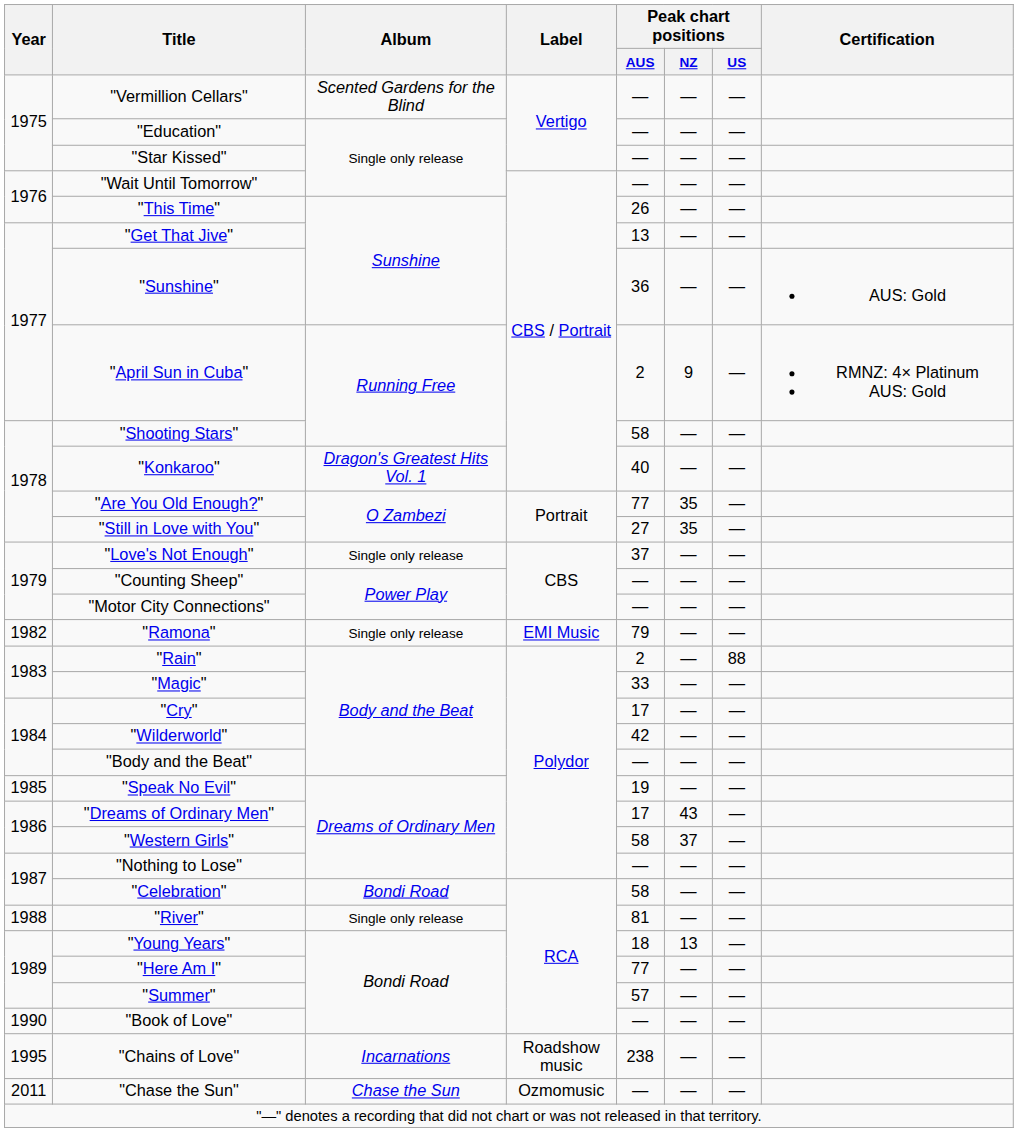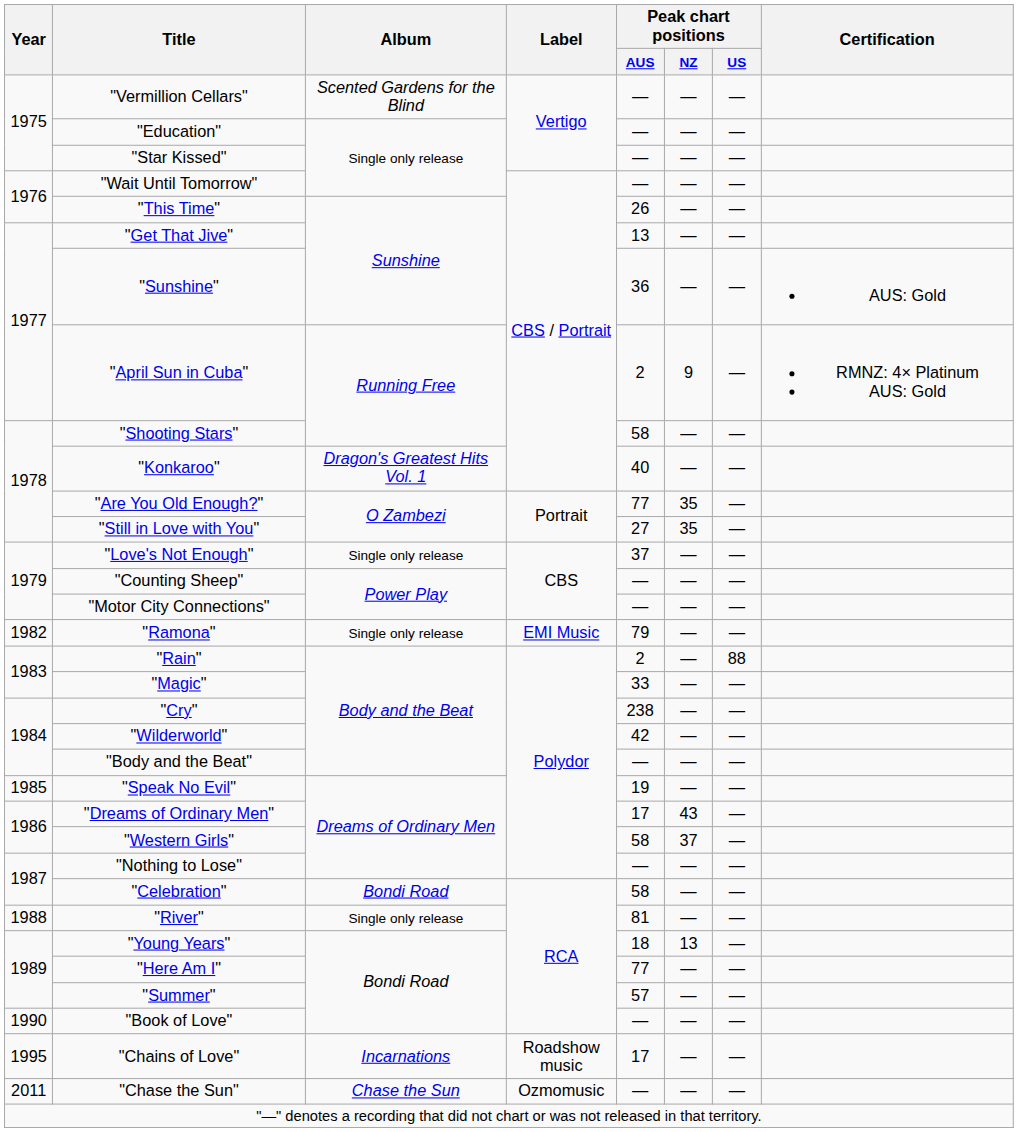(640, 710) 17 -> (640, 710) 238
(640, 1056) 238 -> (640, 1056) 17
